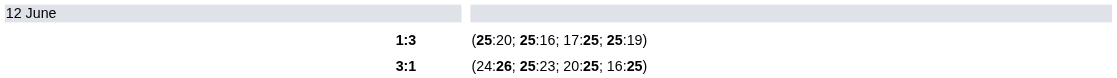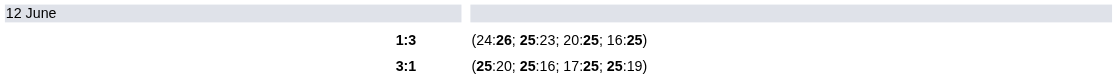(559, 40) (25:20; 25:16; 17:25; 25:19) -> (559, 40) (24:26; 25:23; 20:25; 16:25)
(559, 66) (24:26; 25:23; 20:25; 16:25) -> (559, 66) (25:20; 25:16; 17:25; 25:19)
